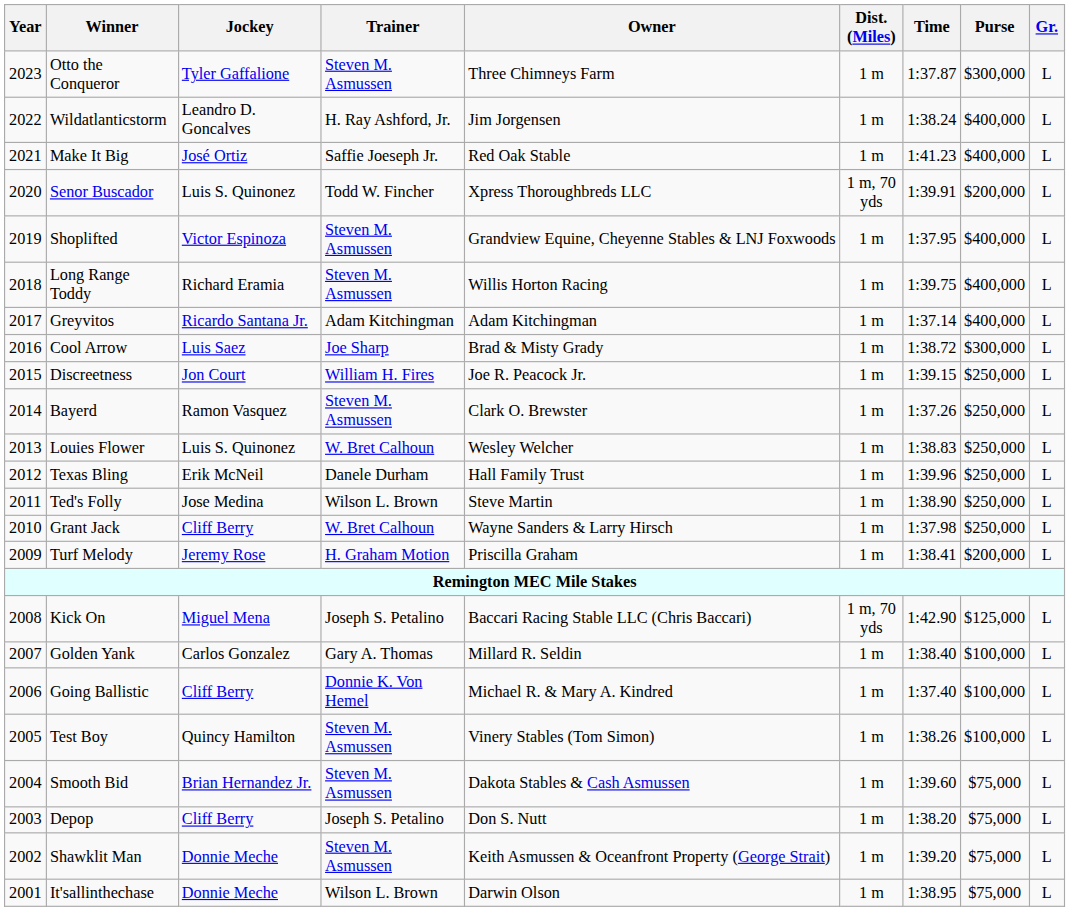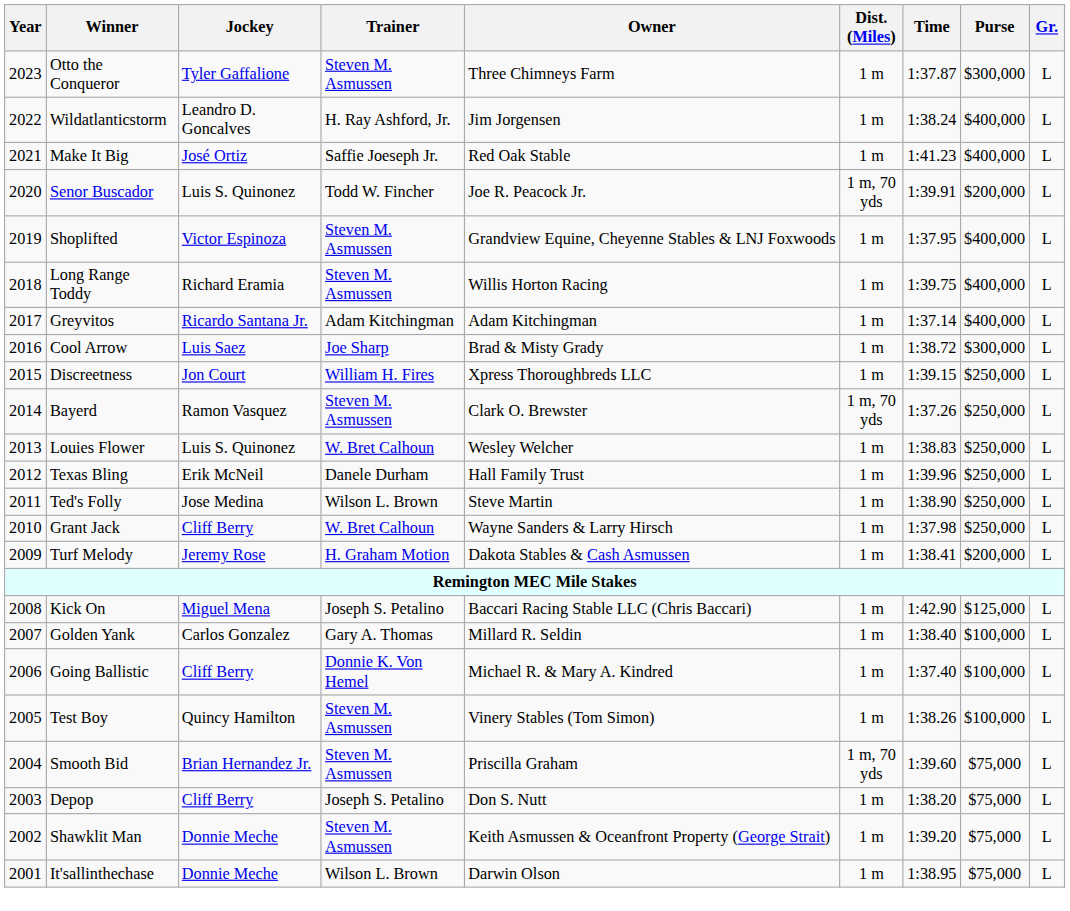(560, 192) Xpress Thoroughbreds LLC -> (527, 192) Joe R. Peacock Jr.
(527, 375) Joe R. Peacock Jr. -> (560, 375) Xpress Thoroughbreds LLC
(871, 411) 1 m -> (871, 411) 1 m, 70 yds
(523, 555) Priscilla Graham -> (579, 555) Dakota Stables & Cash Asmussen
(871, 618) 1 m, 70 yds -> (871, 609) 1 m
(579, 783) Dakota Stables & Cash Asmussen -> (523, 764) Priscilla Graham
(871, 783) 1 m -> (871, 764) 1 m, 70 yds
